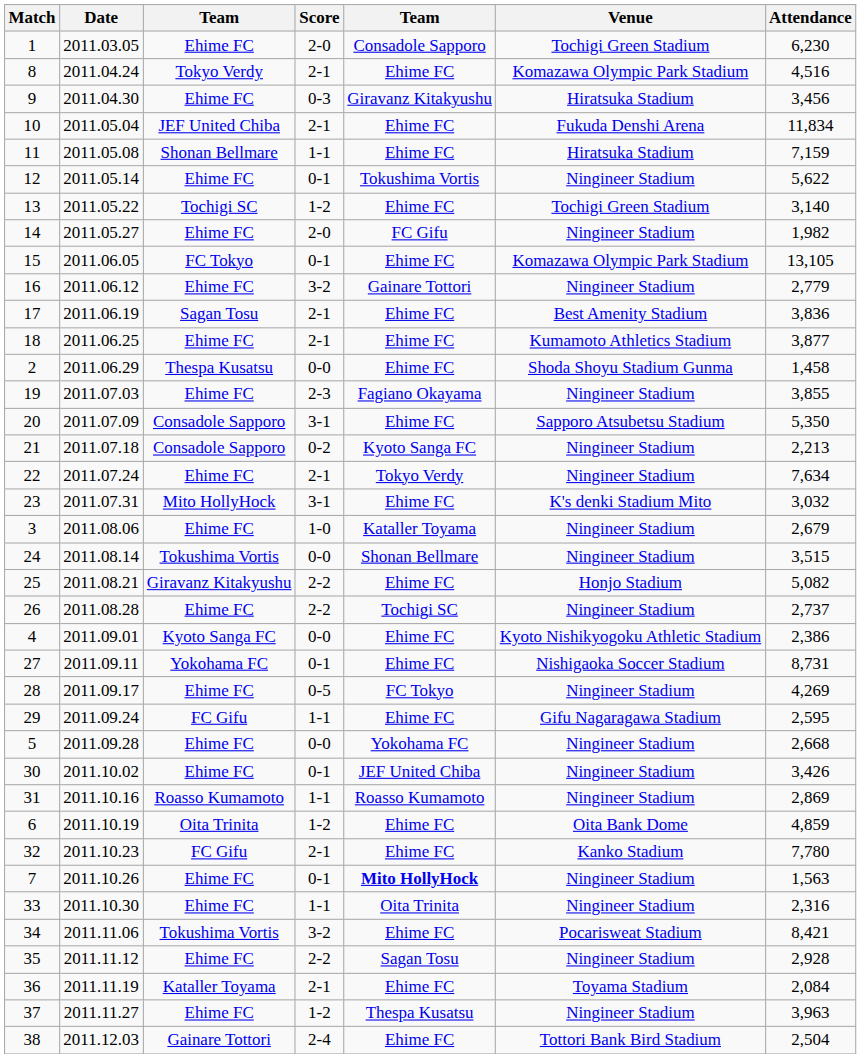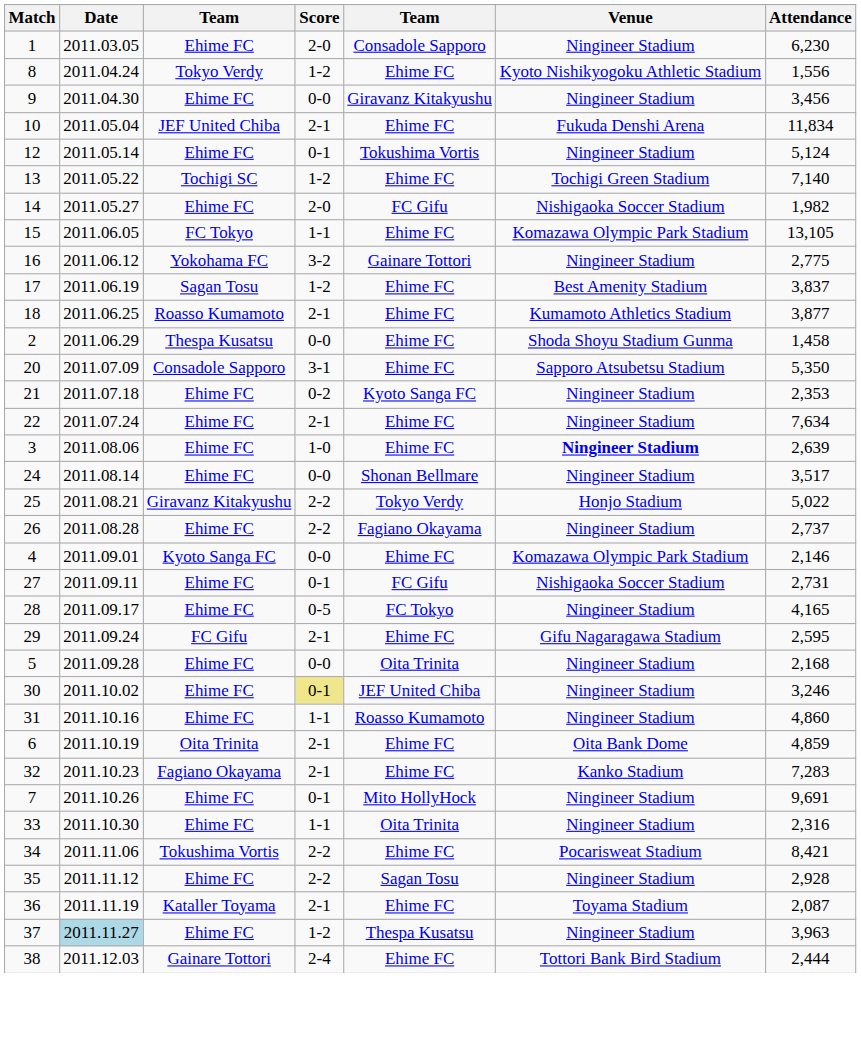(630, 44) Tochigi Green Stadium -> (630, 44) Ningineer Stadium
(319, 71) 2-1 -> (319, 71) 1-2
(630, 71) Komazawa Olympic Park Stadium -> (630, 71) Kyoto Nishikyogoku Athletic Stadium
(810, 71) 4,516 -> (810, 71) 1,556
(319, 98) 0-3 -> (319, 98) 0-0
(630, 98) Hiratsuka Stadium -> (630, 98) Ningineer Stadium
- row: (32, 152)
(810, 179) 5,622 -> (810, 152) 5,124
(810, 206) 3,140 -> (810, 179) 7,140
(630, 233) Ningineer Stadium -> (630, 206) Nishigaoka Soccer Stadium
(319, 260) 0-1 -> (319, 233) 1-1
(219, 286) Ehime FC -> (219, 260) Yokohama FC
(810, 286) 2,779 -> (810, 260) 2,775
(319, 313) 2-1 -> (319, 286) 1-2
(810, 313) 3,836 -> (810, 286) 3,837
(219, 340) Ehime FC -> (219, 313) Roasso Kumamoto
- row: (32, 394)
(219, 448) Consadole Sapporo -> (219, 394) Ehime FC
(810, 448) 2,213 -> (810, 394) 2,353
(420, 475) Tokyo Verdy -> (420, 421) Ehime FC
- row: (32, 502)
(420, 529) Kataller Toyama -> (420, 448) Ehime FC
(630, 529) normal -> (630, 448) bold
(810, 529) 2,679 -> (810, 448) 2,639
(219, 555) Tokushima Vortis -> (219, 475) Ehime FC
(810, 555) 3,515 -> (810, 475) 3,517
(420, 582) Ehime FC -> (420, 502) Tokyo Verdy
(810, 582) 5,082 -> (810, 502) 5,022
(420, 609) Tochigi SC -> (420, 529) Fagiano Okayama
(630, 636) Kyoto Nishikyogoku Athletic Stadium -> (630, 555) Komazawa Olympic Park Stadium
(810, 636) 2,386 -> (810, 555) 2,146
(219, 663) Yokohama FC -> (219, 582) Ehime FC
(420, 663) Ehime FC -> (420, 582) FC Gifu
(810, 663) 8,731 -> (810, 582) 2,731
(810, 690) 4,269 -> (810, 609) 4,165
(319, 717) 1-1 -> (319, 636) 2-1
(420, 744) Yokohama FC -> (420, 663) Oita Trinita
(810, 744) 2,668 -> (810, 663) 2,168
(319, 771) no background -> (319, 690) khaki background
(810, 771) 3,426 -> (810, 690) 3,246
(219, 797) Roasso Kumamoto -> (219, 717) Ehime FC
(810, 797) 2,869 -> (810, 717) 4,860
(319, 824) 1-2 -> (319, 744) 2-1
(219, 851) FC Gifu -> (219, 771) Fagiano Okayama
(810, 851) 7,780 -> (810, 771) 7,283
(420, 878) bold -> (420, 797) normal
(810, 878) 1,563 -> (810, 797) 9,691
(319, 932) 3-2 -> (319, 851) 2-2
(810, 986) 2,084 -> (810, 905) 2,087
(101, 1013) no background -> (101, 932) lightblue background
(810, 1040) 2,504 -> (810, 959) 2,444
